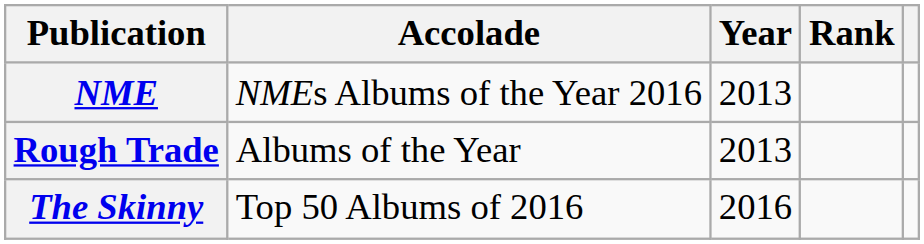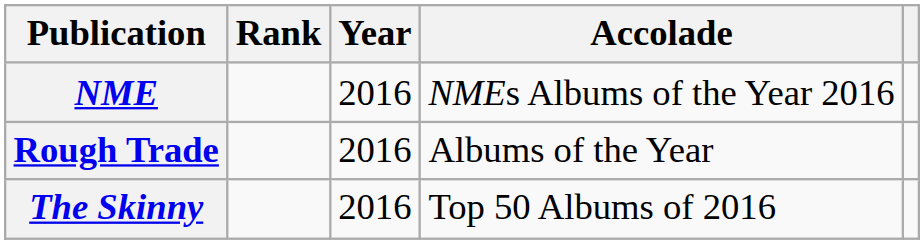columns swapped: (469, 33) <-> (852, 33)
(755, 91) 2013 -> (375, 91) 2016
(755, 149) 2013 -> (375, 149) 2016
